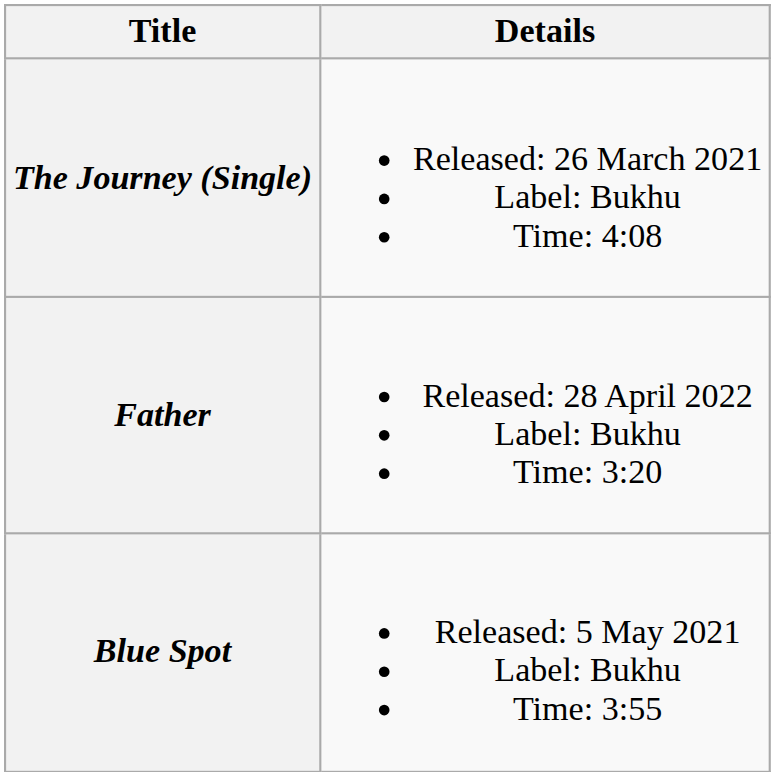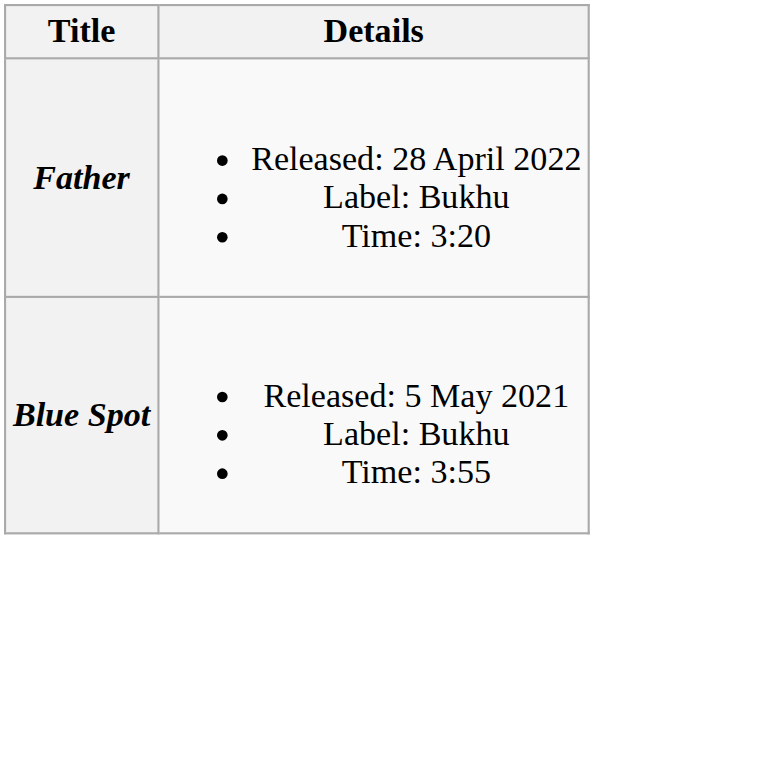- row: (163, 177)
